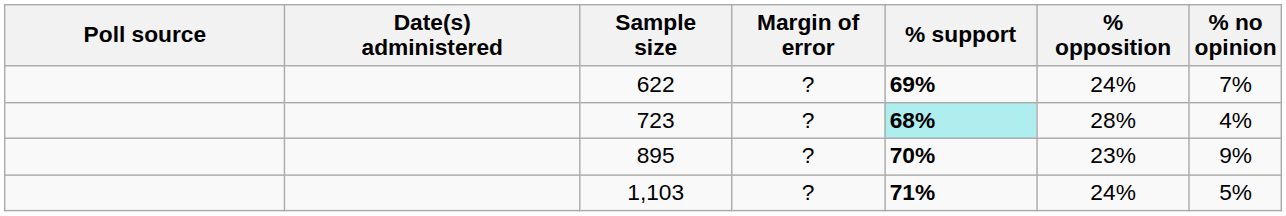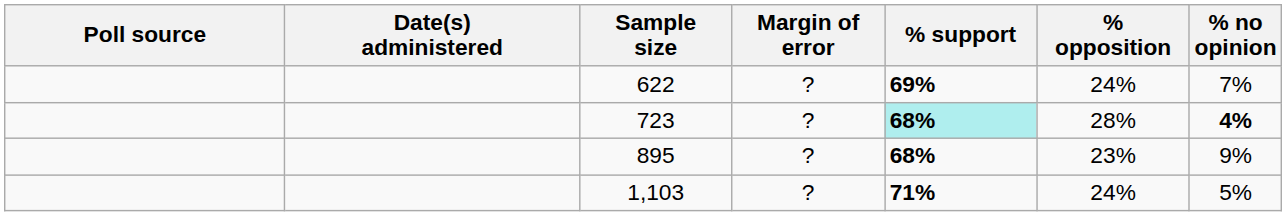(1236, 120) normal -> (1236, 120) bold
(912, 156) 70% -> (912, 156) 68%
